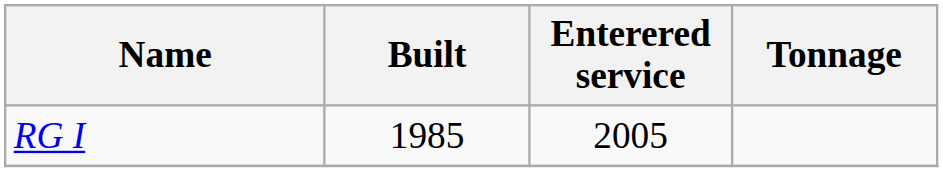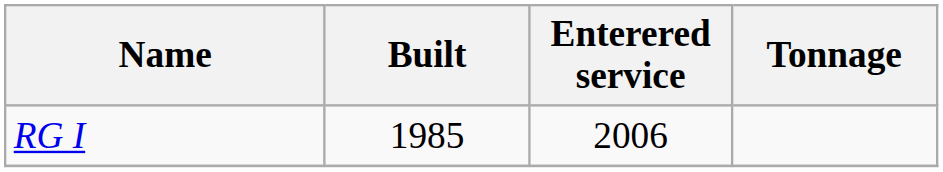(631, 135) 2005 -> (631, 135) 2006
